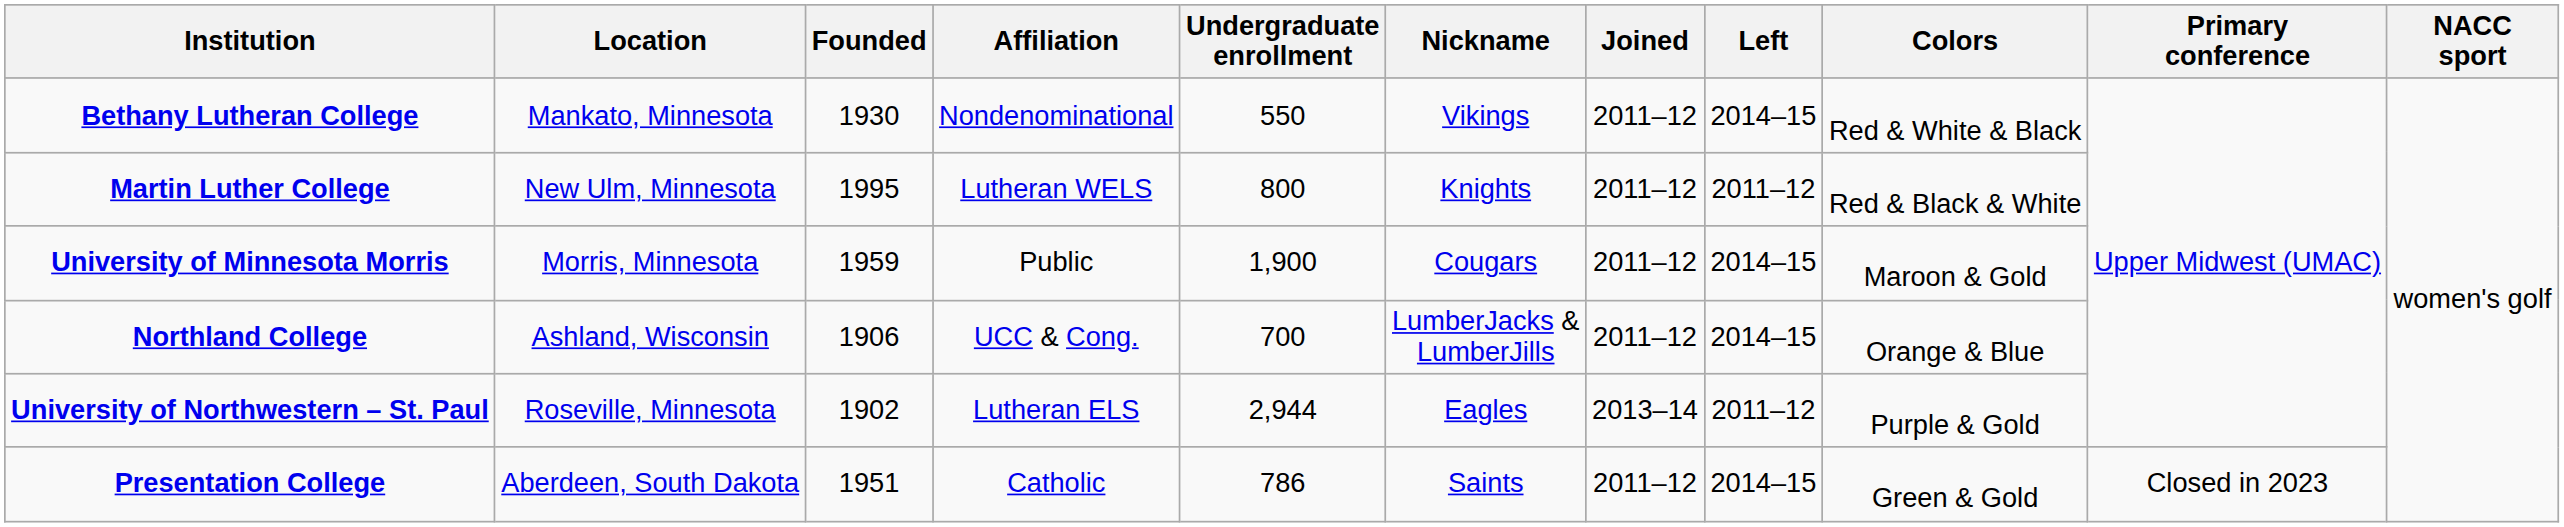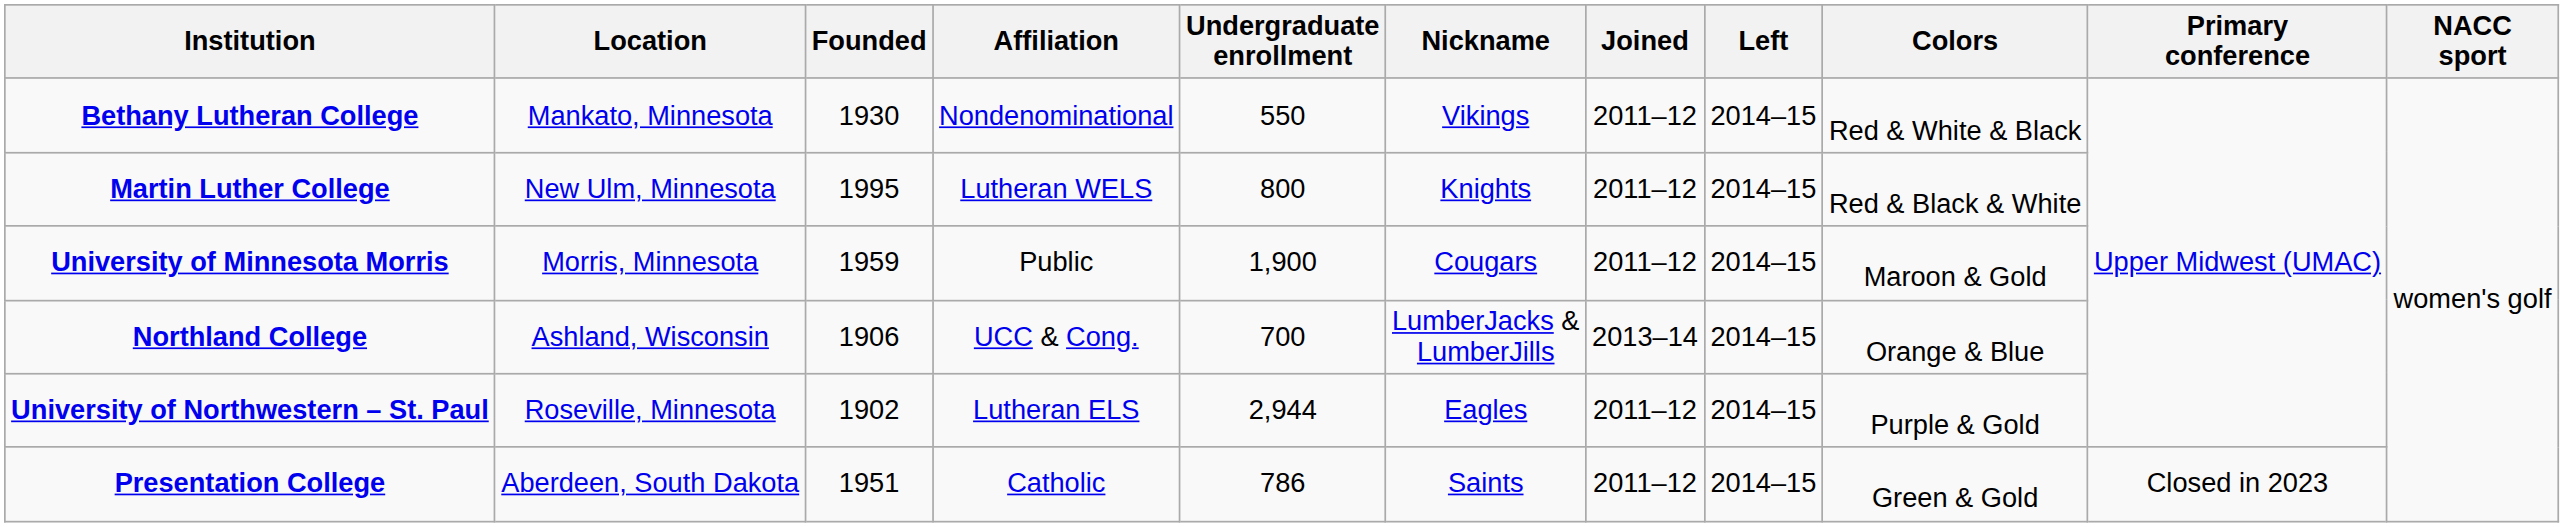(1763, 188) 2011–12 -> (1763, 188) 2014–15
(1645, 336) 2011–12 -> (1645, 336) 2013–14
(1645, 410) 2013–14 -> (1645, 410) 2011–12
(1763, 410) 2011–12 -> (1763, 410) 2014–15
